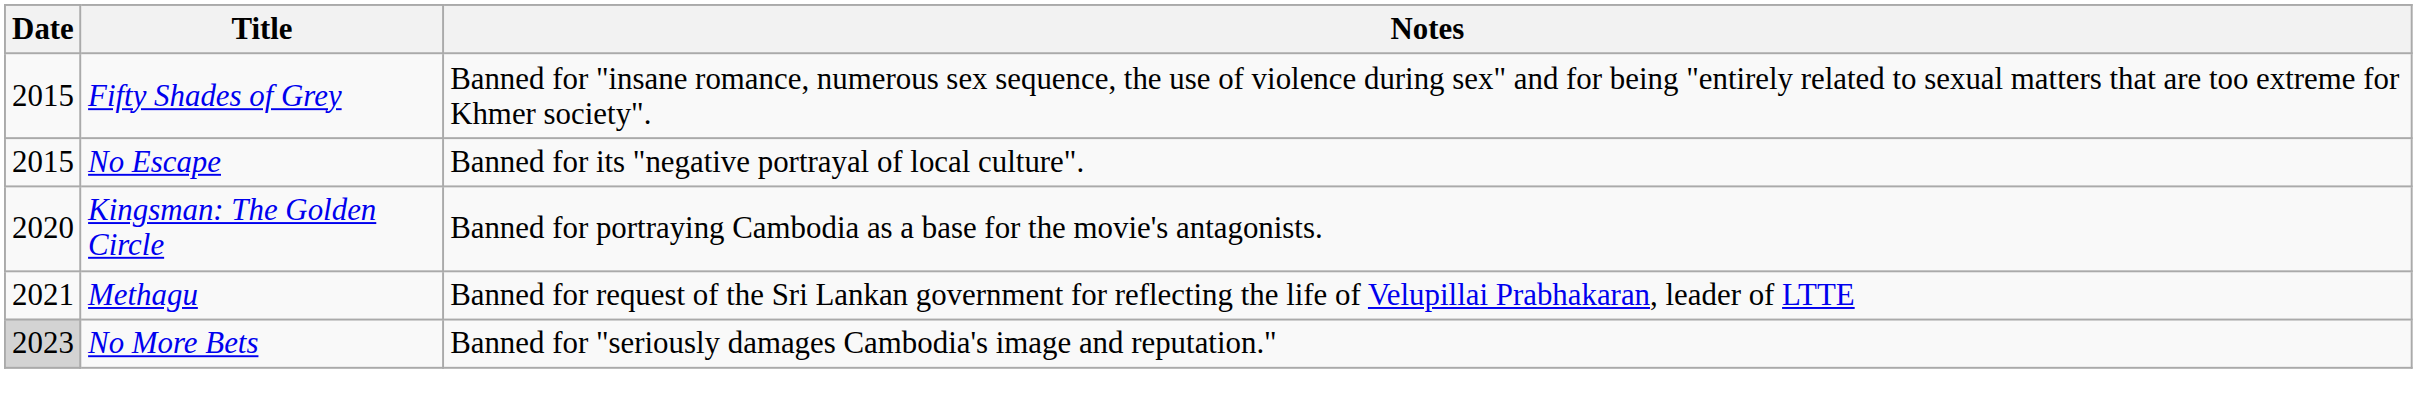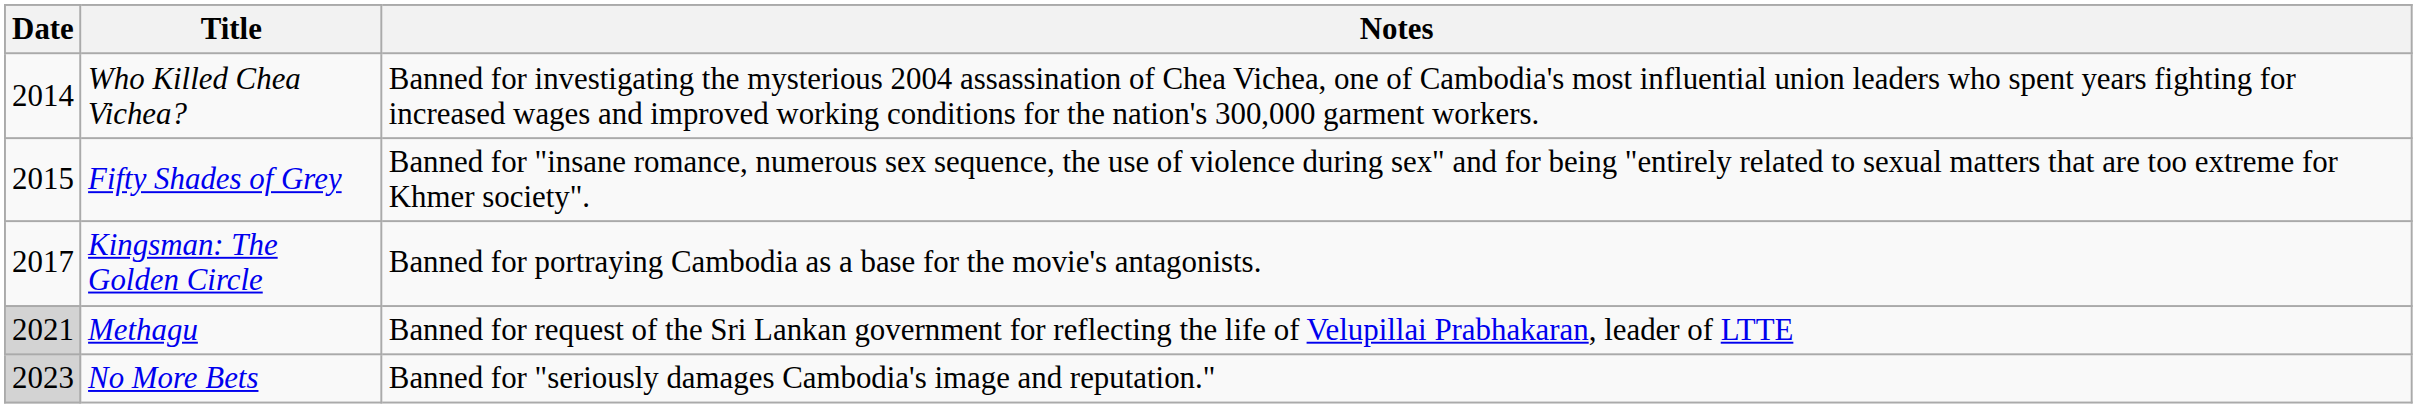+ row: (194, 95)
- row: (155, 161)
(43, 228) 2020 -> (43, 262) 2017
(43, 294) no background -> (43, 329) lightgrey background
